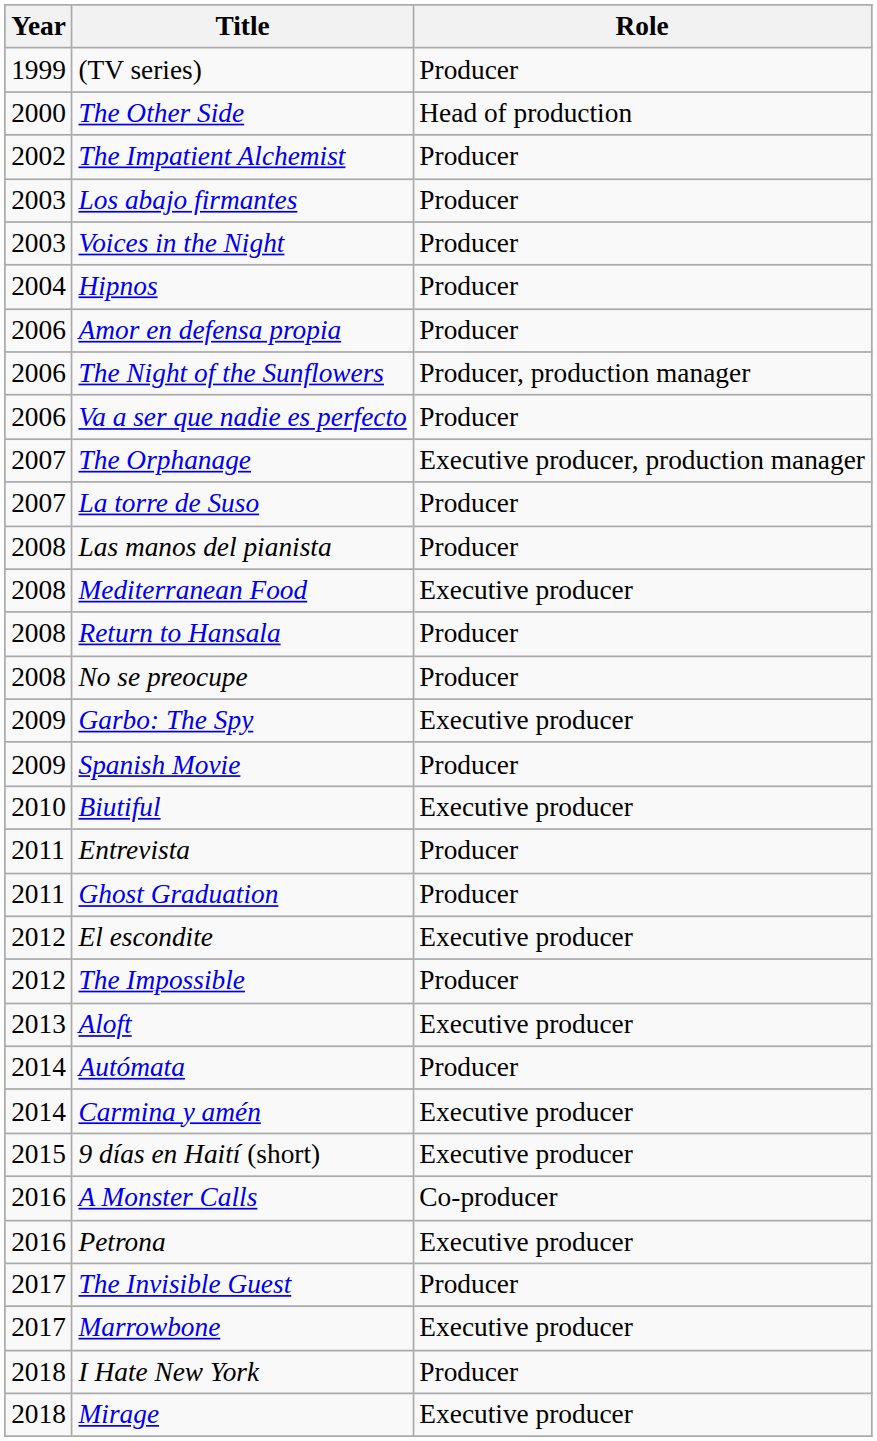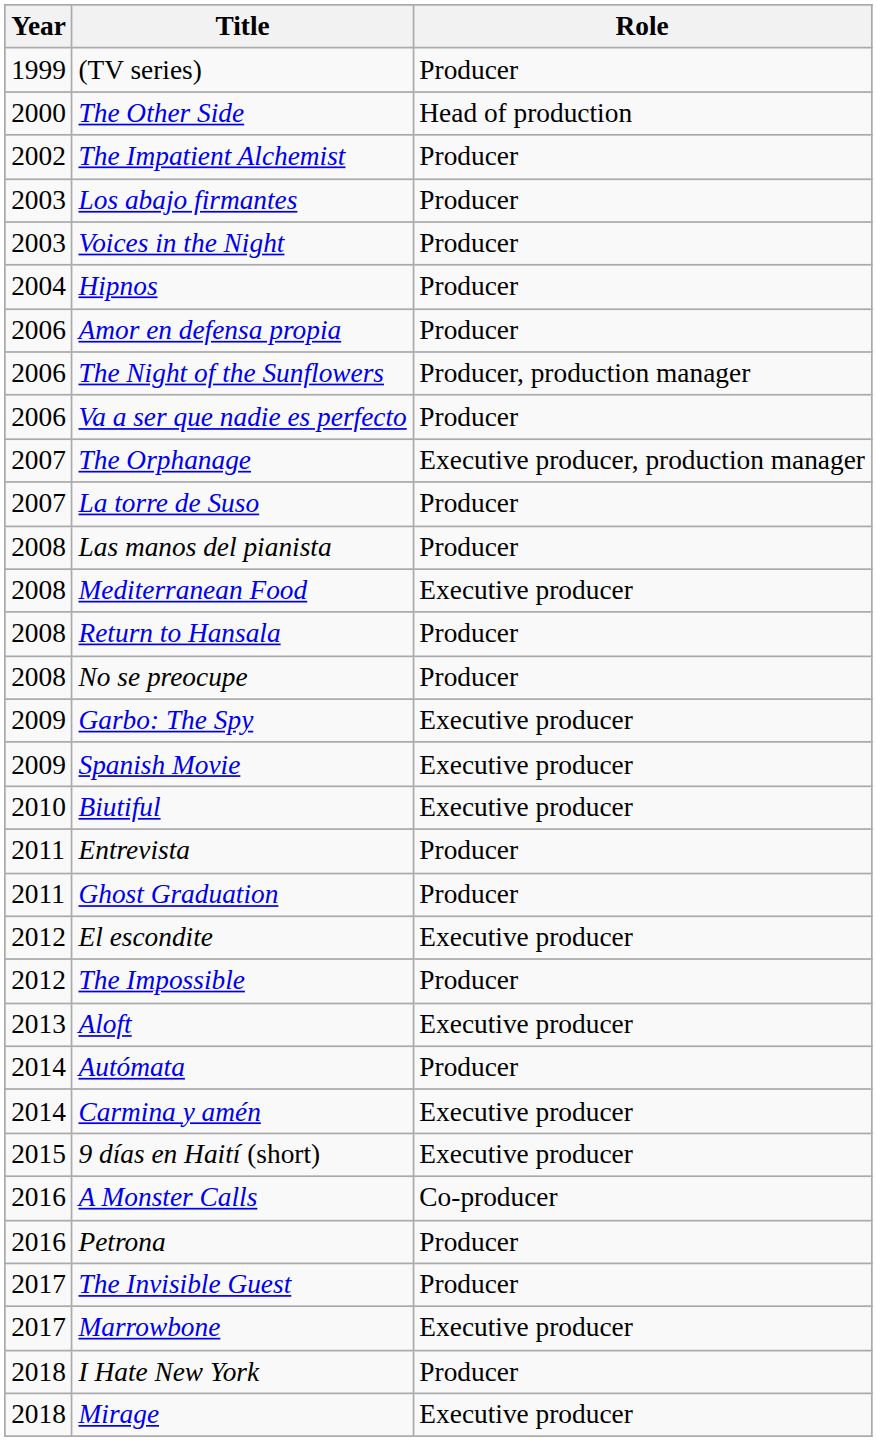(469, 763) Producer -> (526, 763) Executive producer
(526, 1241) Executive producer -> (469, 1241) Producer
